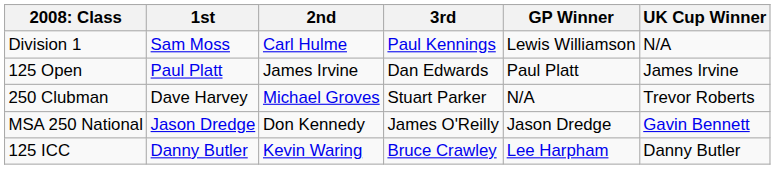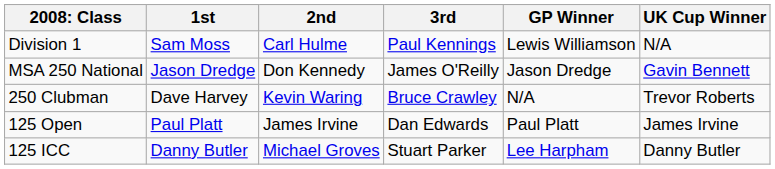rows swapped: (76, 124) <-> (45, 71)
(321, 97) Michael Groves -> (313, 97) Kevin Waring
(437, 97) Stuart Parker -> (442, 97) Bruce Crawley
(313, 151) Kevin Waring -> (321, 151) Michael Groves
(442, 151) Bruce Crawley -> (437, 151) Stuart Parker
